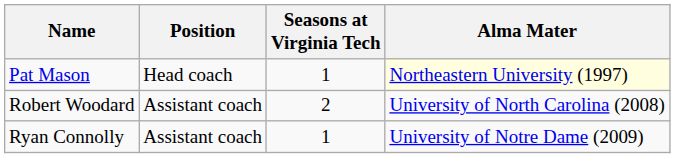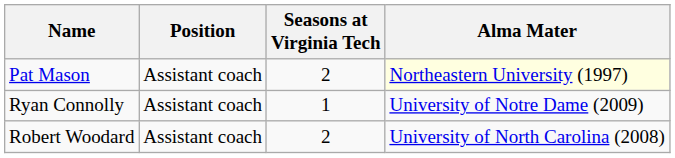(188, 74) Head coach -> (203, 74) Assistant coach
(326, 74) 1 -> (326, 74) 2
rows swapped: (72, 105) <-> (67, 137)
